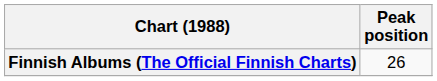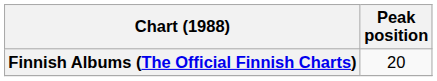(396, 62) 26 -> (396, 62) 20
